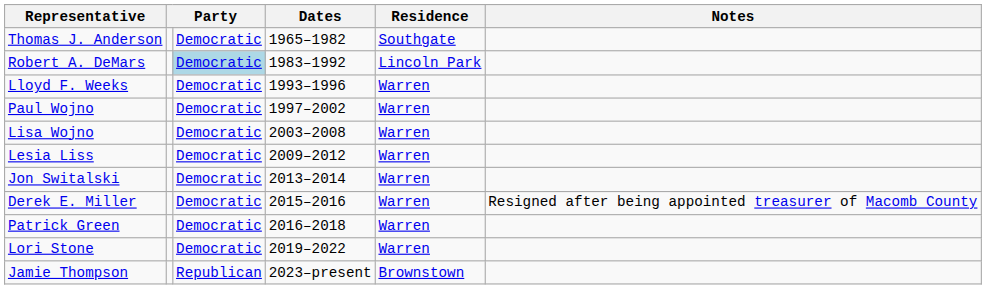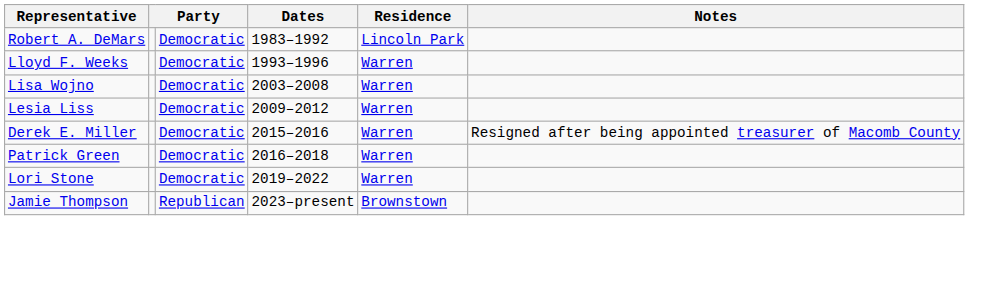- row: (85, 40)
(219, 63) lightblue background -> (202, 40) no background
- row: (51, 109)
- row: (64, 179)
